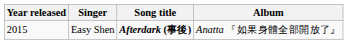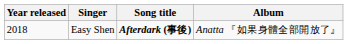(17, 30) 2015 -> (17, 30) 2018
